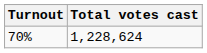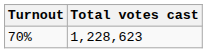(106, 37) 1,228,624 -> (106, 37) 1,228,623
